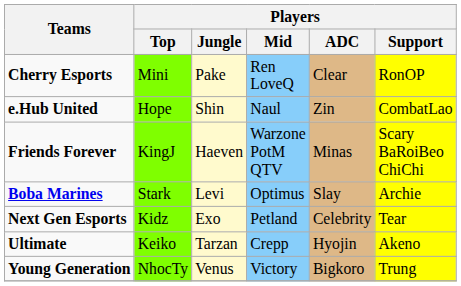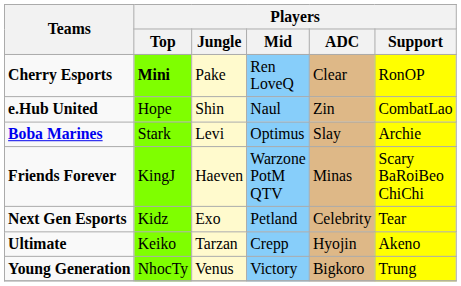(153, 75) normal -> (154, 75) bold
rows swapped: (55, 194) <-> (62, 151)
